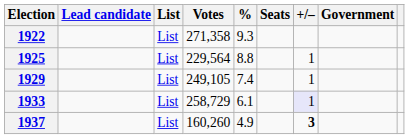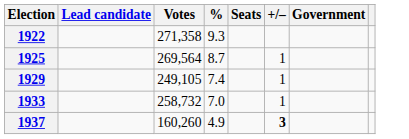- column: (169, 15)
(208, 58) 229,564 -> (179, 58) 269,564
(245, 58) 8.8 -> (216, 58) 8.7
(208, 101) 258,729 -> (179, 101) 258,732
(245, 101) 6.1 -> (216, 101) 7.0
(311, 101) lavender background -> (282, 101) no background
